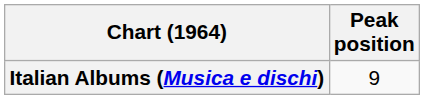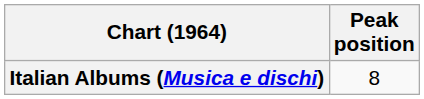(374, 77) 9 -> (374, 77) 8
